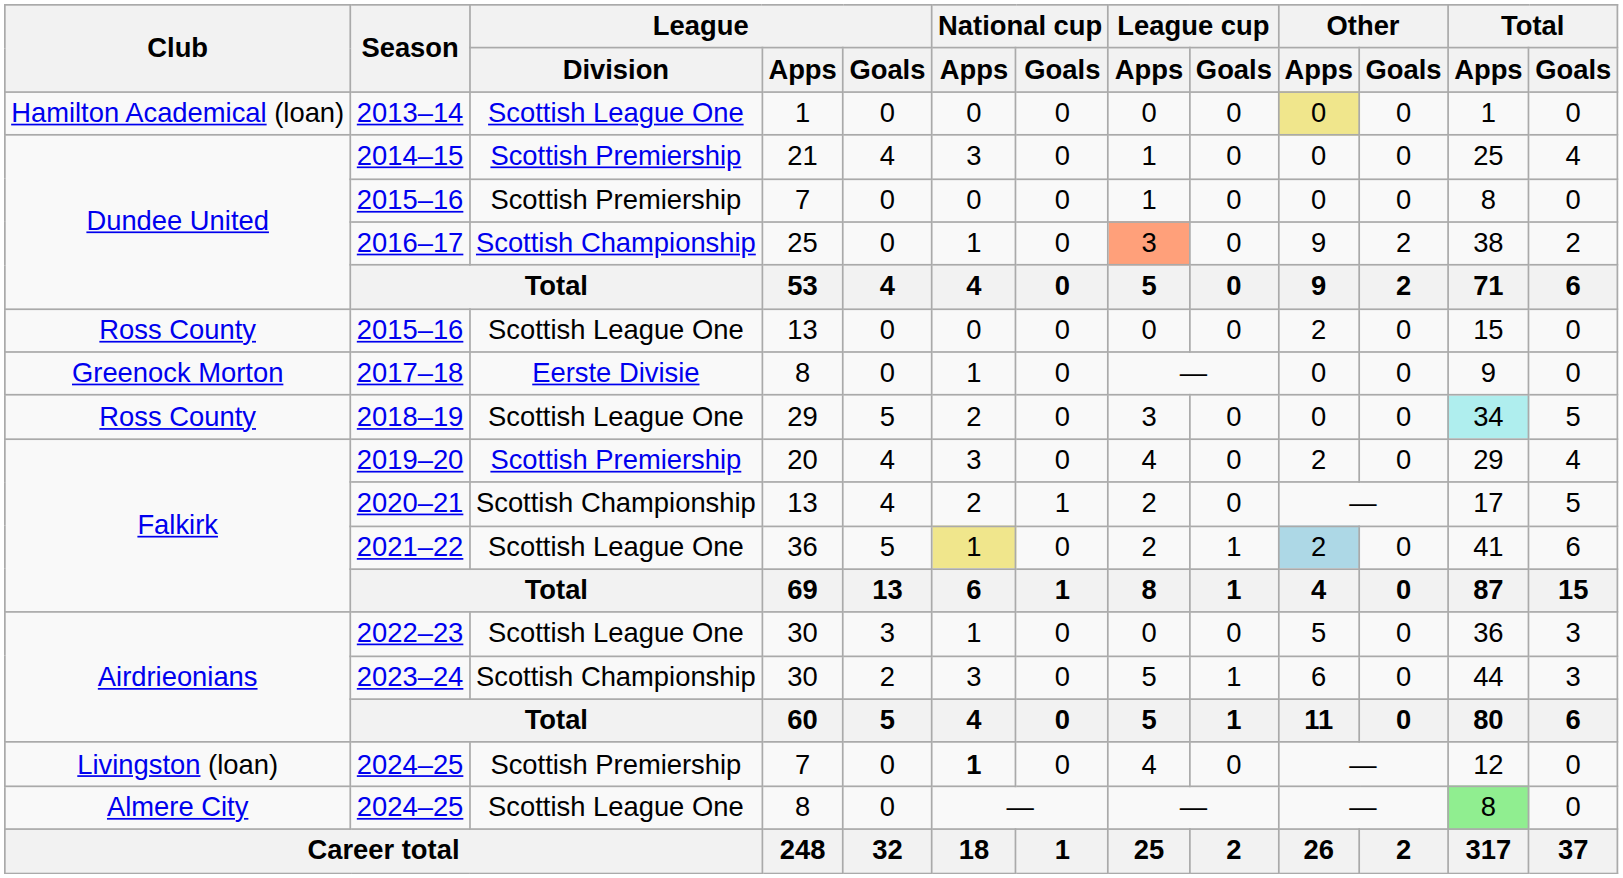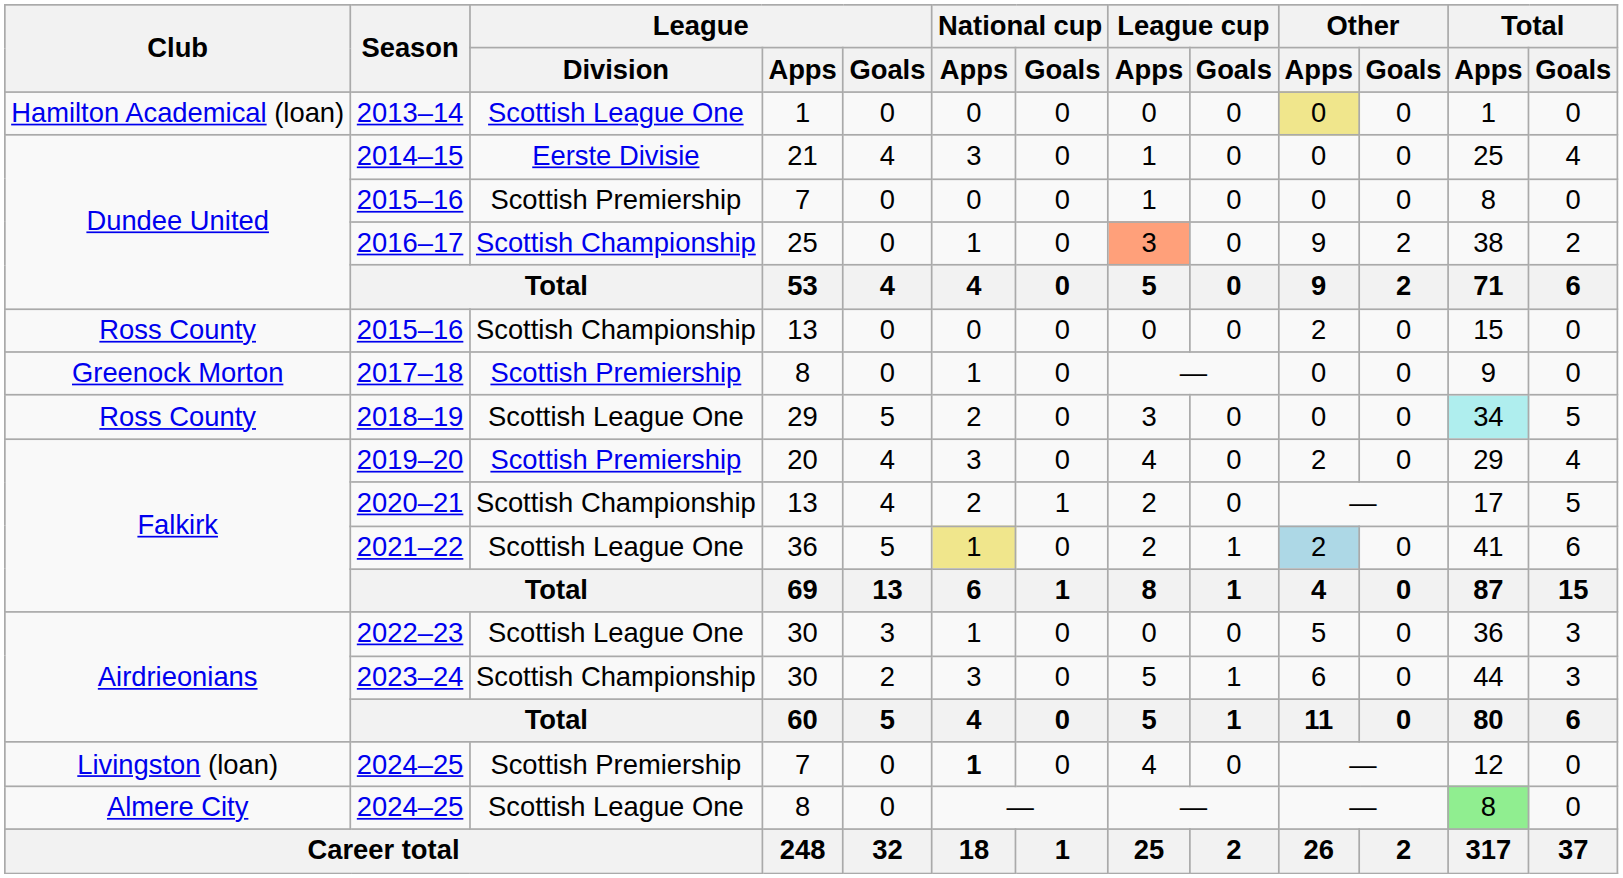(616, 156) Scottish Premiership -> (616, 156) Eerste Divisie
(616, 329) Scottish League One -> (616, 329) Scottish Championship
(616, 373) Eerste Divisie -> (616, 373) Scottish Premiership
